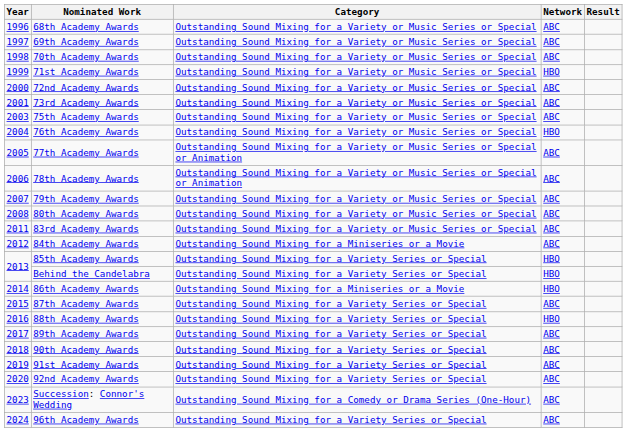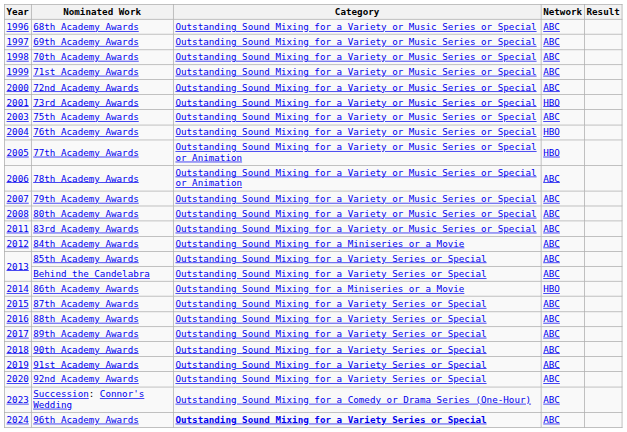(552, 72) HBO -> (552, 72) ABC
(552, 102) ABC -> (552, 102) HBO
(552, 153) ABC -> (552, 153) HBO
(552, 259) HBO -> (552, 259) ABC
(552, 274) HBO -> (552, 274) ABC
(552, 319) HBO -> (552, 319) ABC
(331, 420) normal -> (331, 420) bold
